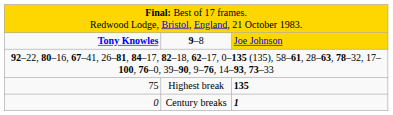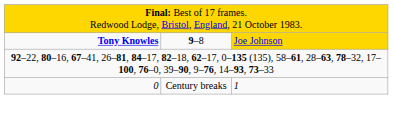- row: (196, 86)
(236, 102) bold -> (236, 86) normal
